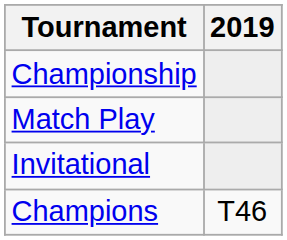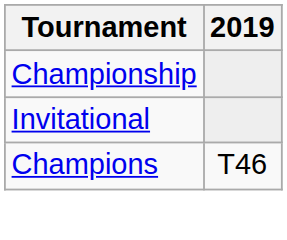- row: (83, 119)
